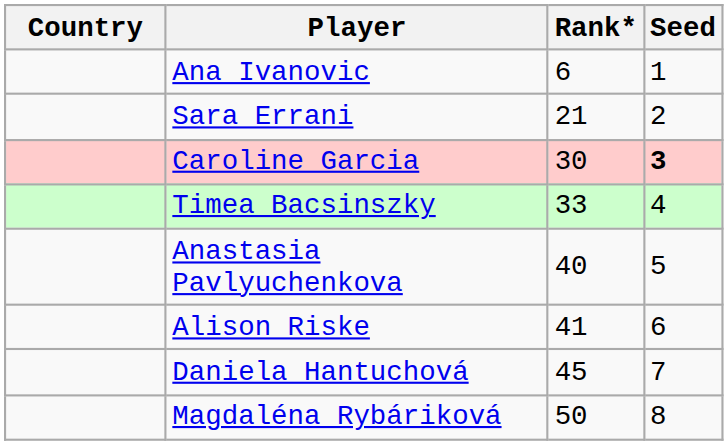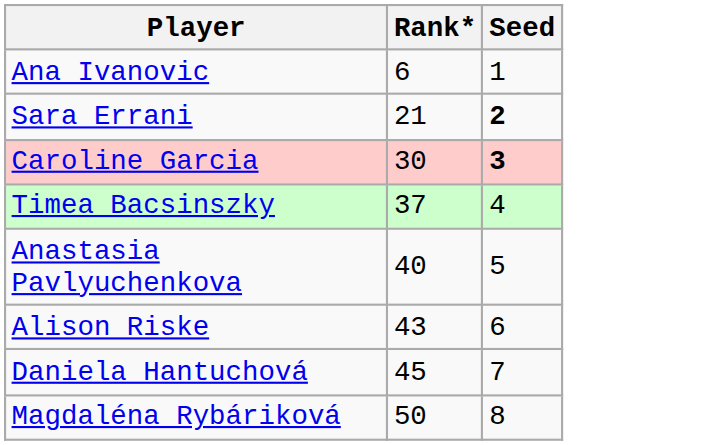- column: (85, 27)
(658, 117) normal -> (498, 117) bold
(571, 206) 33 -> (410, 206) 37
(571, 327) 41 -> (410, 327) 43
